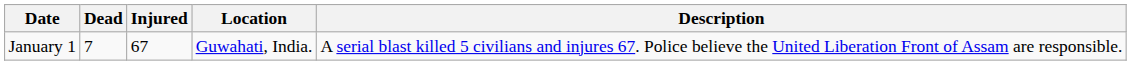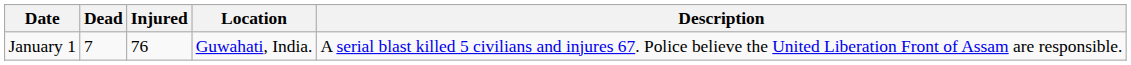(139, 45) 67 -> (139, 45) 76
